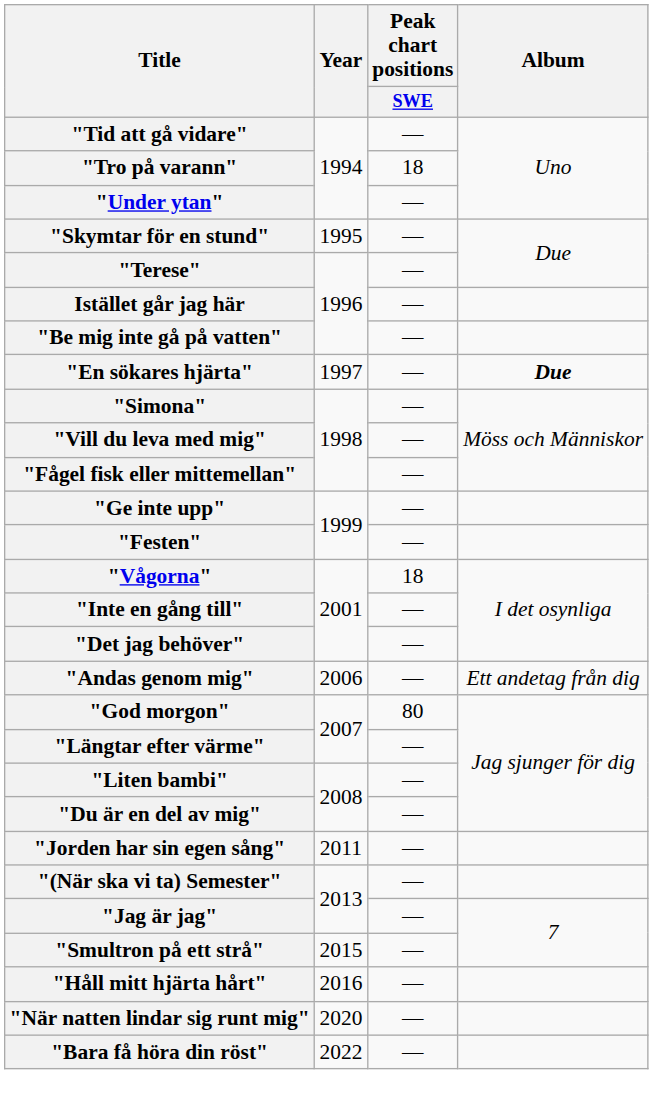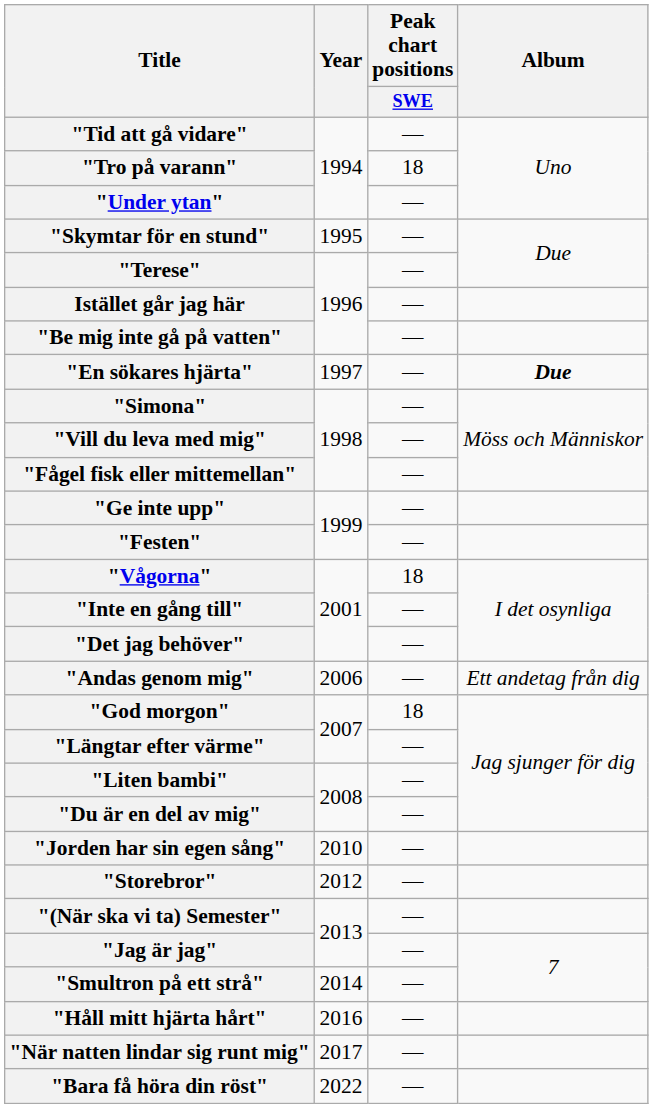(413, 711) 80 -> (413, 711) 18
(341, 847) 2011 -> (341, 847) 2010
+ row: (160, 881)
(341, 949) 2015 -> (341, 983) 2014
(341, 1017) 2020 -> (341, 1051) 2017
